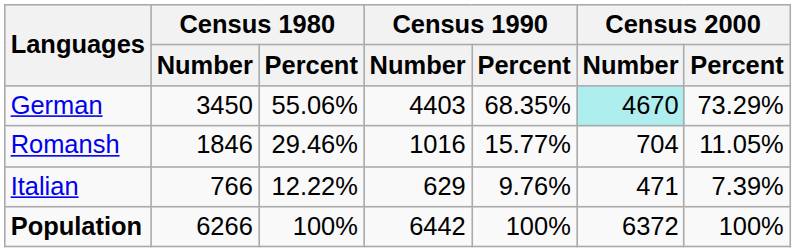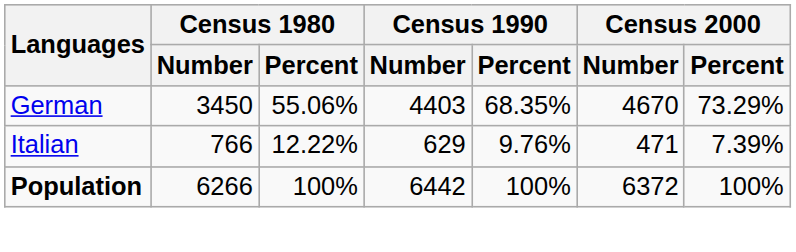(650, 105) paleturquoise background -> (650, 105) no background
- row: (65, 145)
